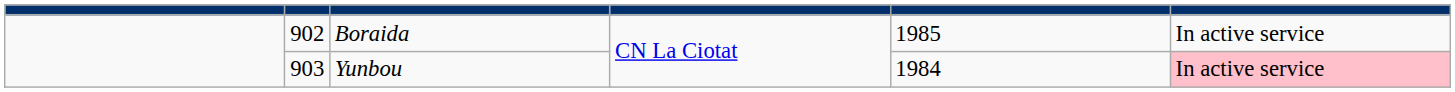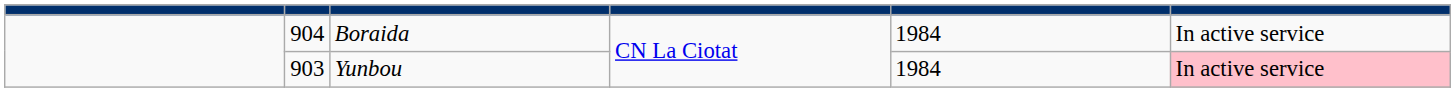(307, 32) 902 -> (307, 32) 904
(918, 32) 1985 -> (918, 32) 1984
